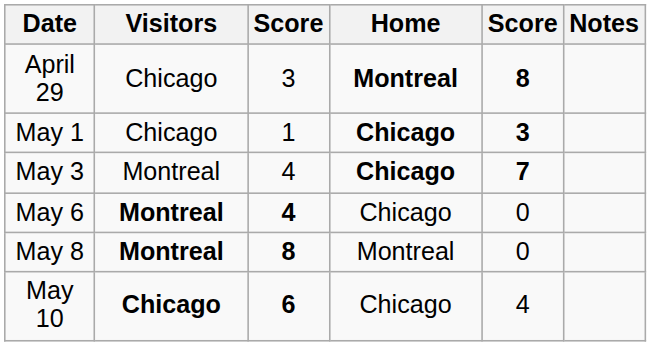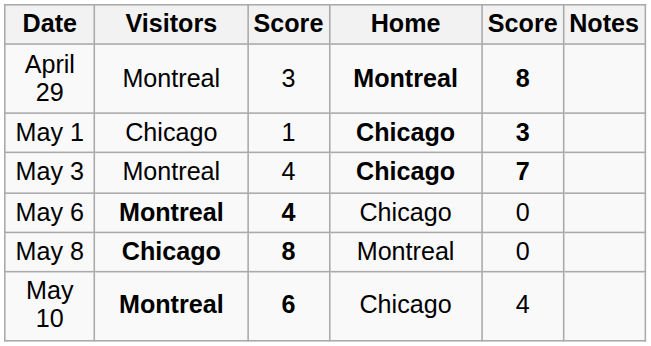(171, 78) Chicago -> (171, 78) Montreal
(171, 251) Montreal -> (171, 251) Chicago
(171, 305) Chicago -> (171, 305) Montreal
